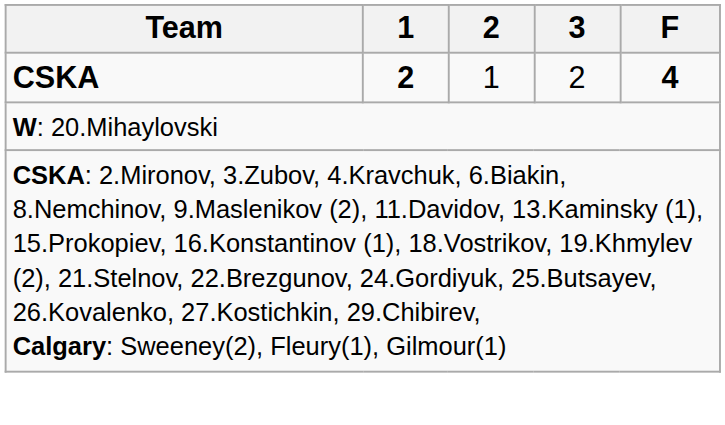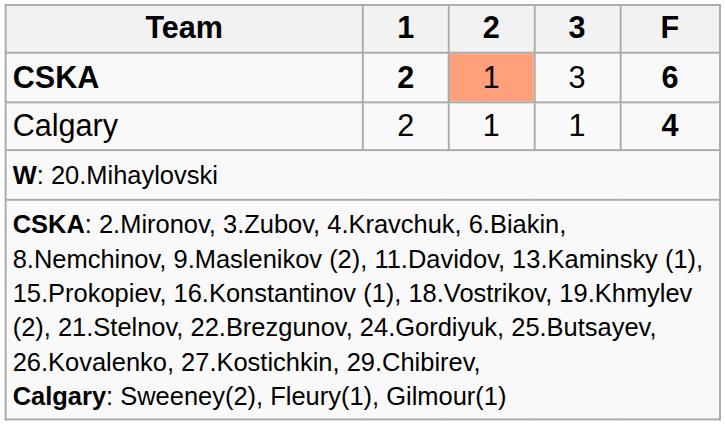(491, 77) no background -> (491, 77) lightsalmon background
(577, 77) 2 -> (577, 77) 3
(670, 77) 4 -> (670, 77) 6
+ row: (65, 125)
